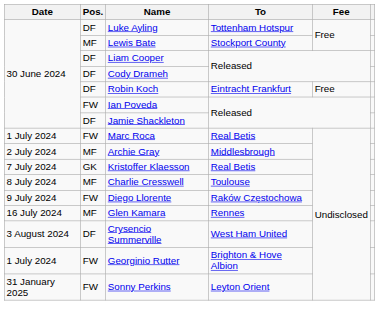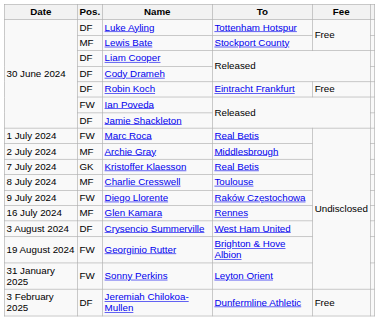(32, 260) 1 July 2024 -> (40, 249) 19 August 2024
+ row: (147, 302)
